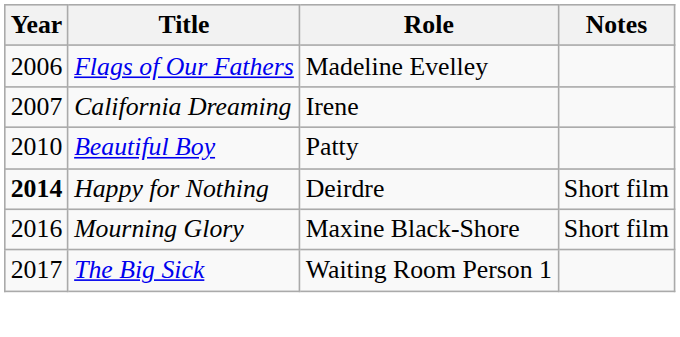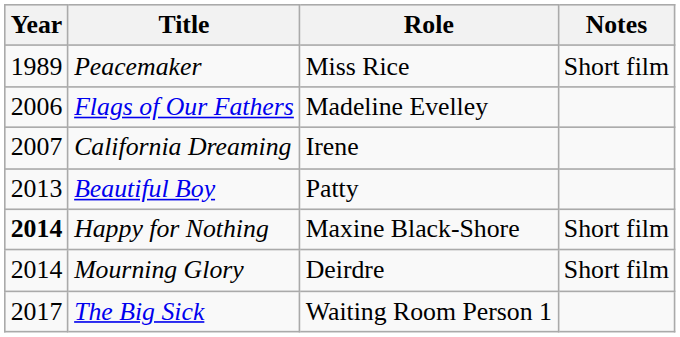+ row: (138, 65)
(37, 147) 2010 -> (37, 188) 2013
(345, 188) Deirdre -> (413, 229) Maxine Black-Shore
(37, 229) 2016 -> (37, 270) 2014
(413, 229) Maxine Black-Shore -> (345, 270) Deirdre
